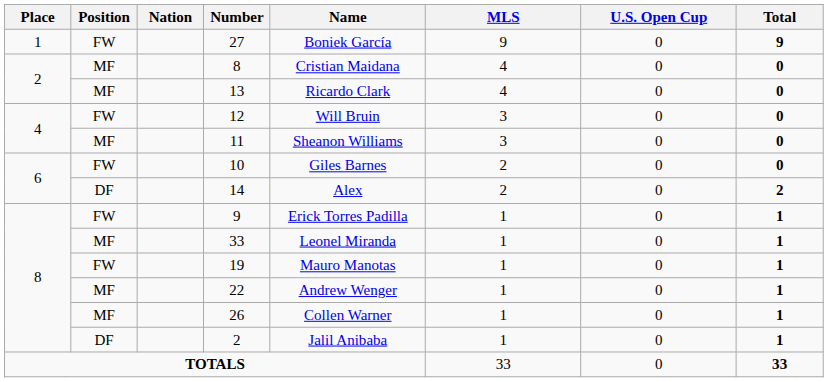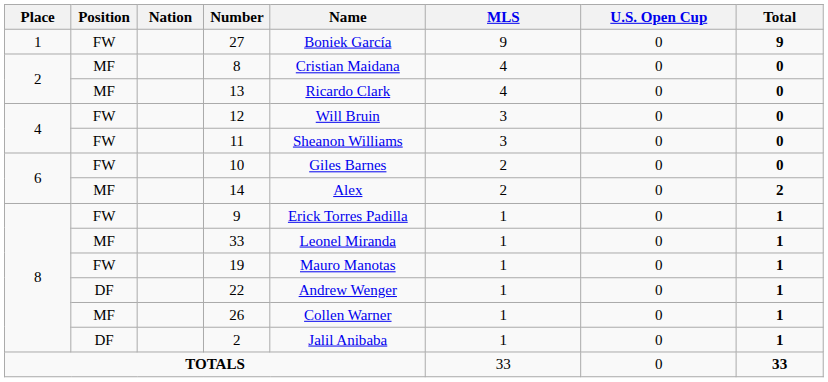(104, 141) MF -> (104, 141) FW
(104, 190) DF -> (104, 190) MF
(104, 290) MF -> (104, 290) DF
